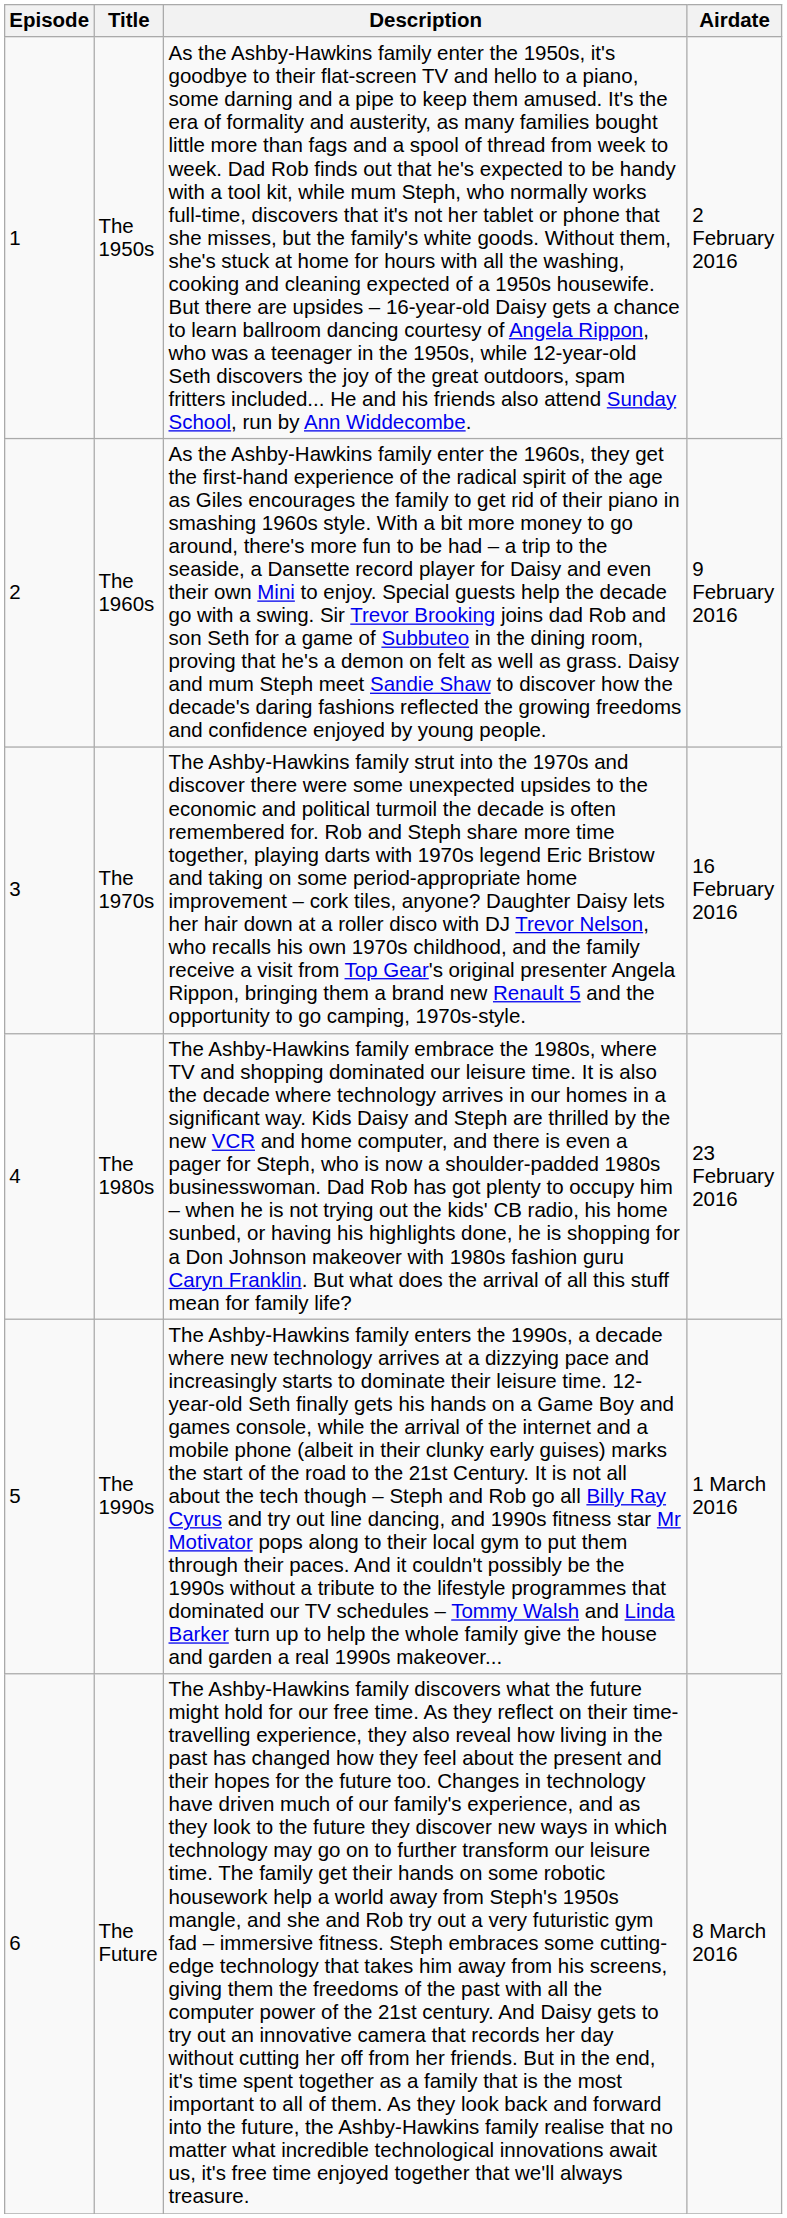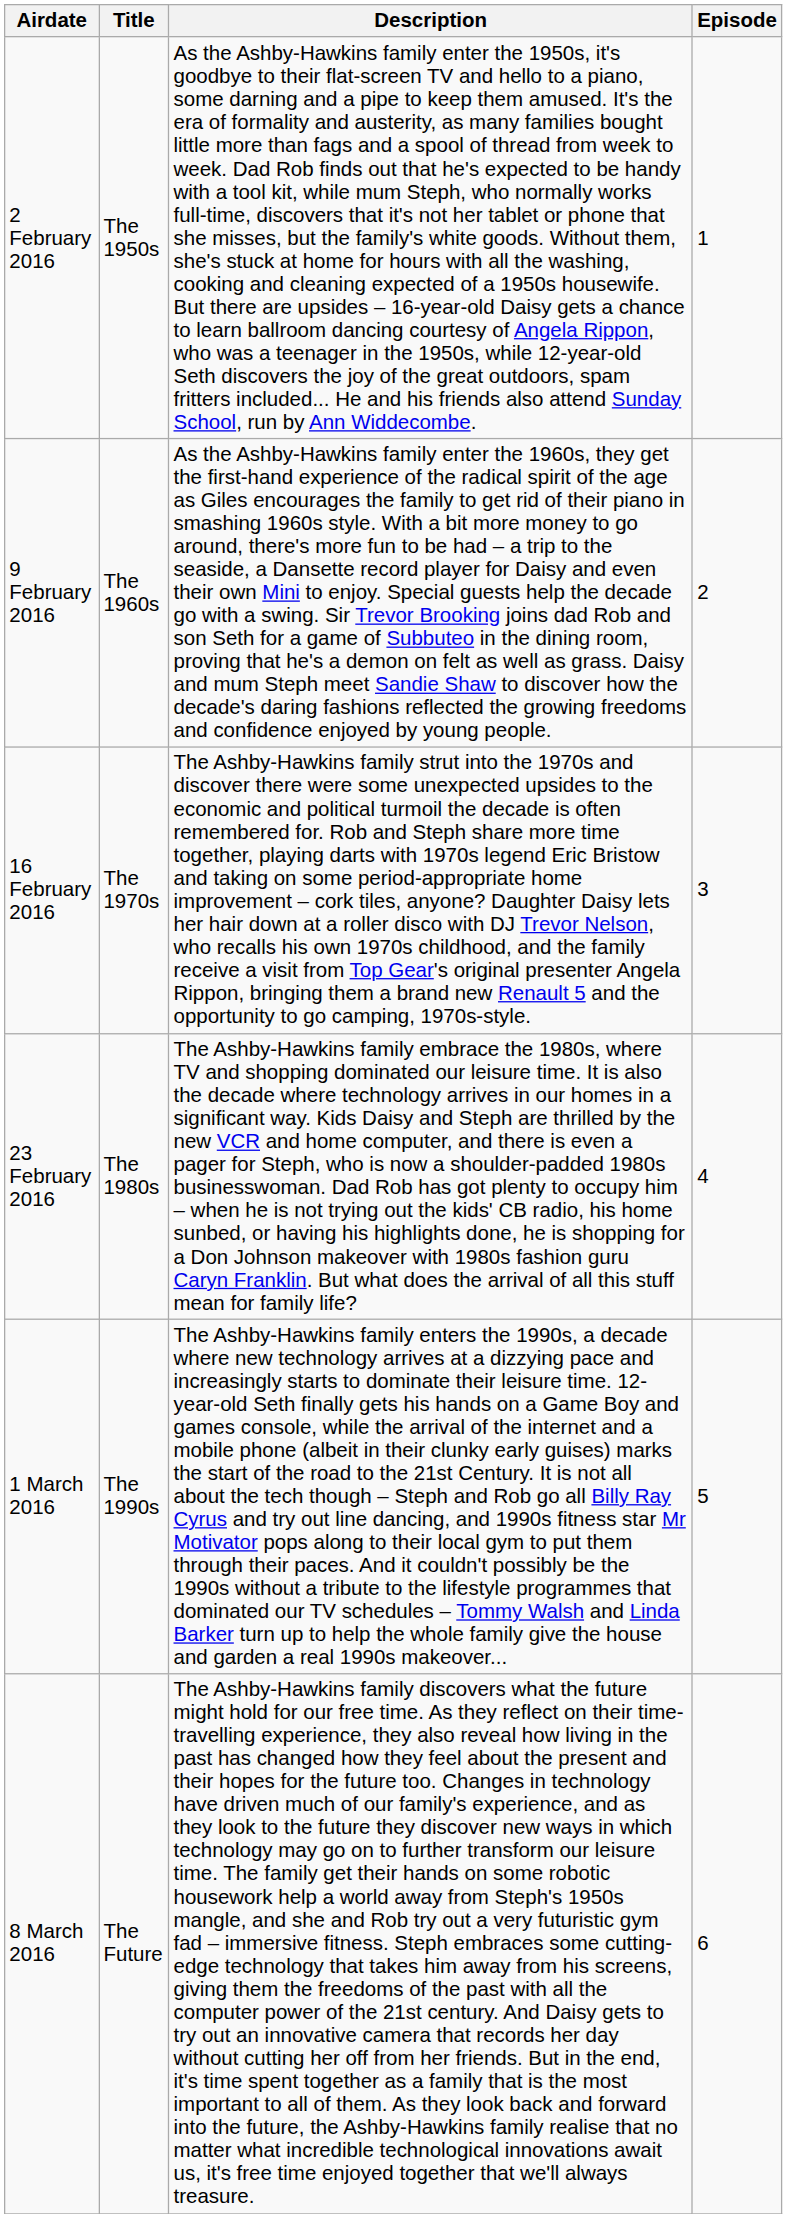columns swapped: (49, 20) <-> (735, 20)
